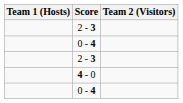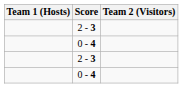- row: (38, 75)
